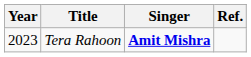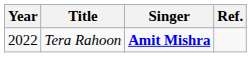(23, 39) 2023 -> (23, 39) 2022
